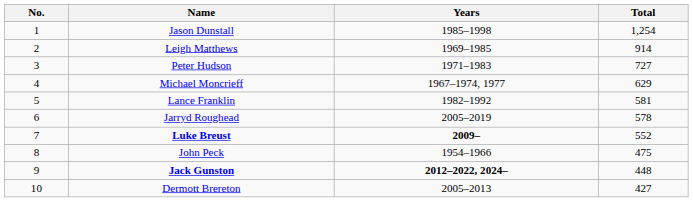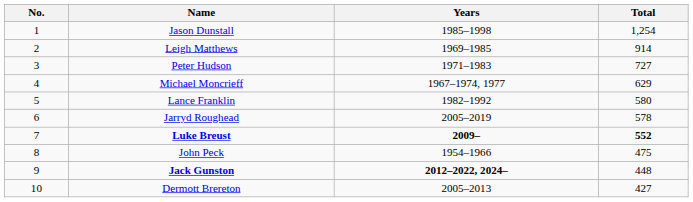(643, 100) 581 -> (643, 100) 580
(643, 135) normal -> (643, 135) bold
